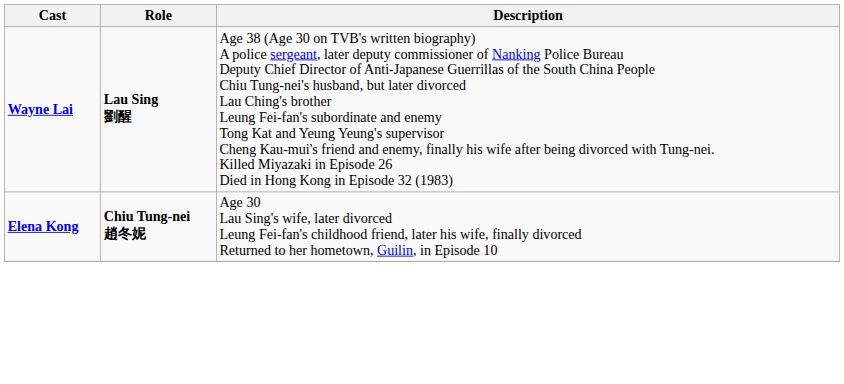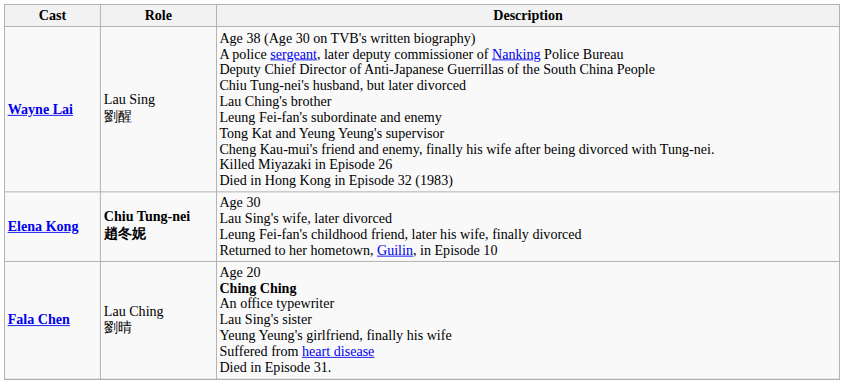(131, 108) bold -> (129, 108) normal
+ row: (39, 320)
